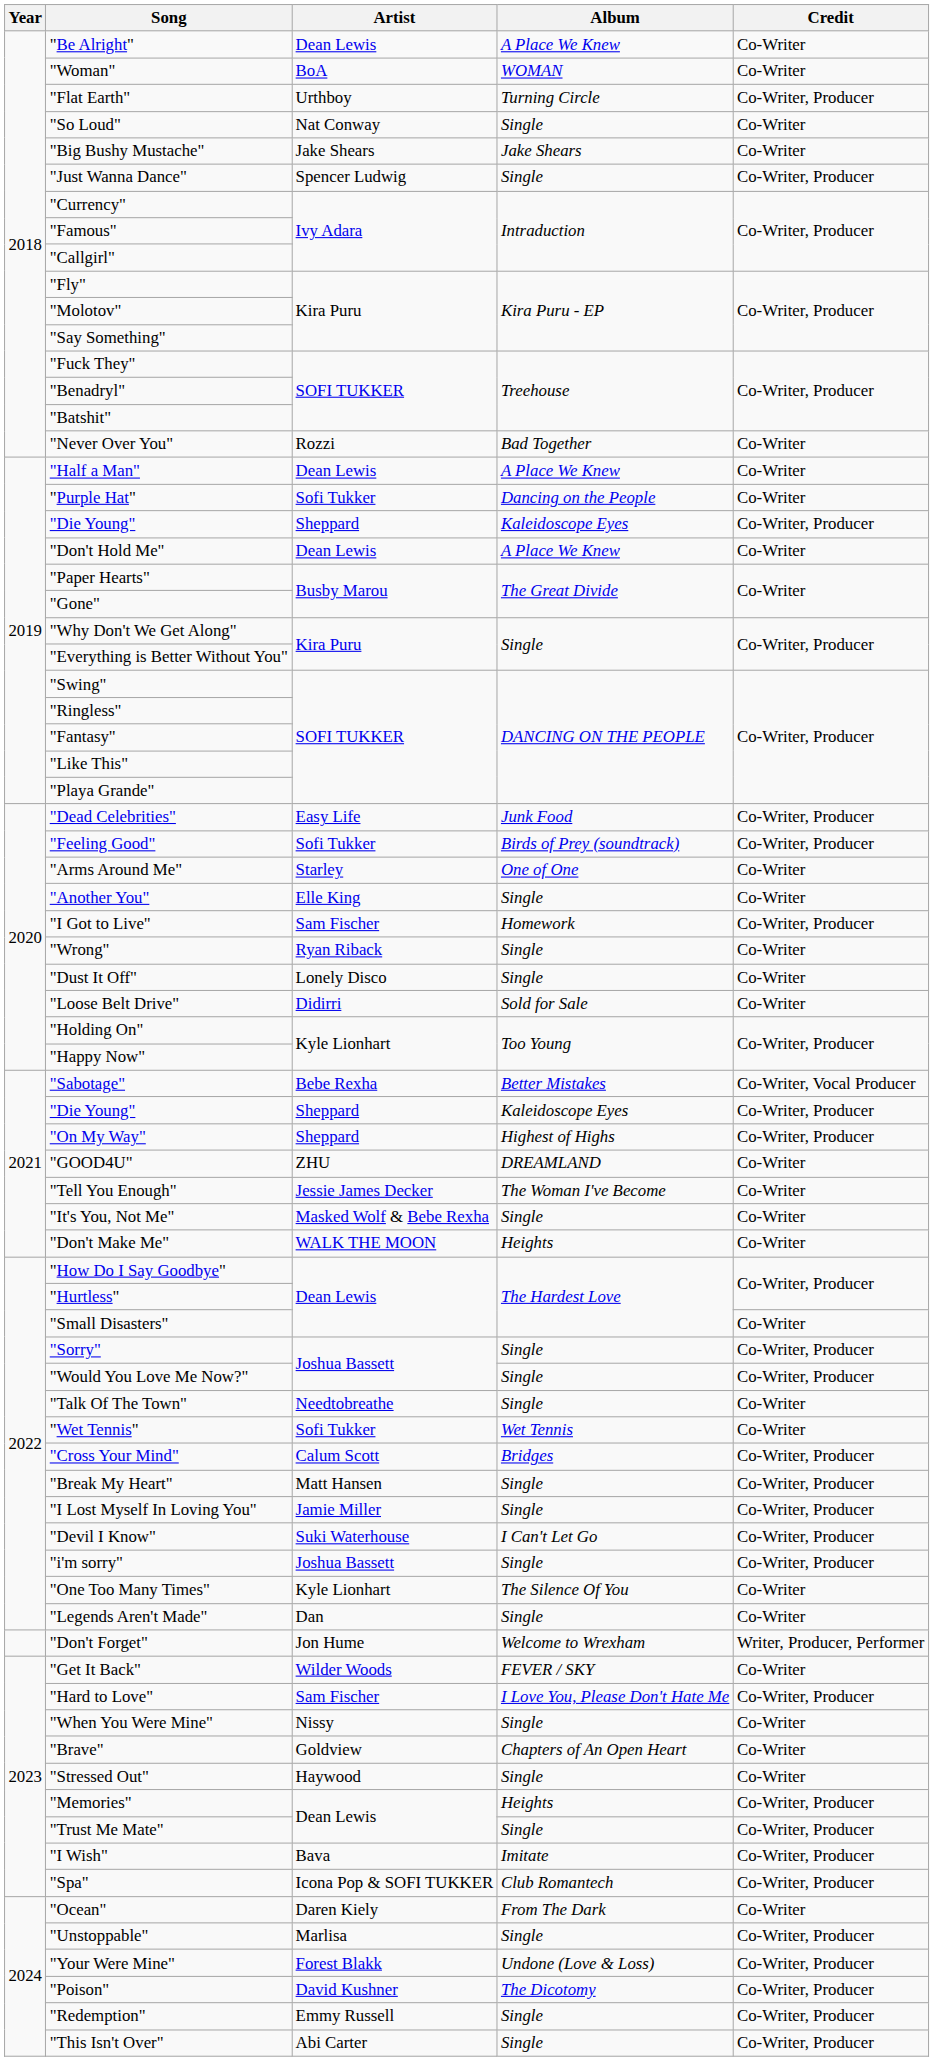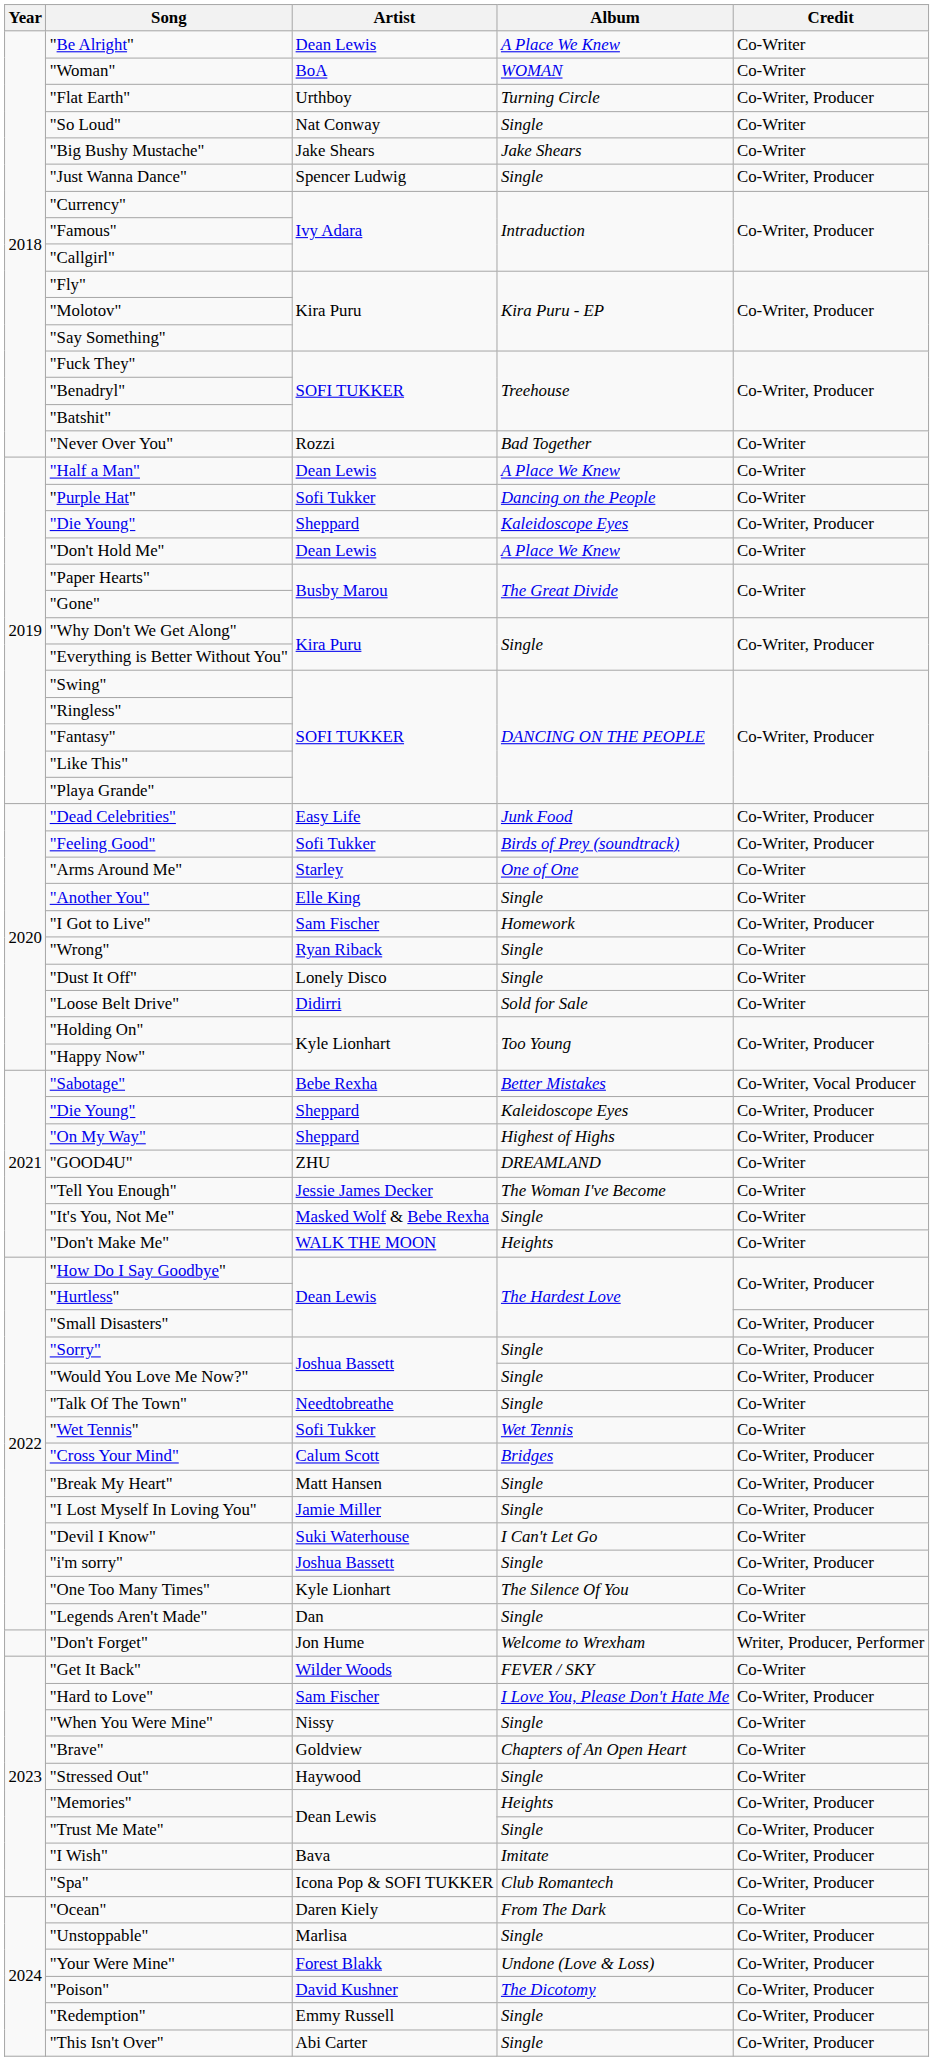(771, 1323) Co-Writer -> (805, 1323) Co-Writer, Producer
(805, 1536) Co-Writer, Producer -> (771, 1536) Co-Writer
